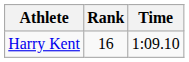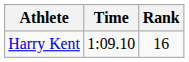columns swapped: (156, 17) <-> (106, 17)
